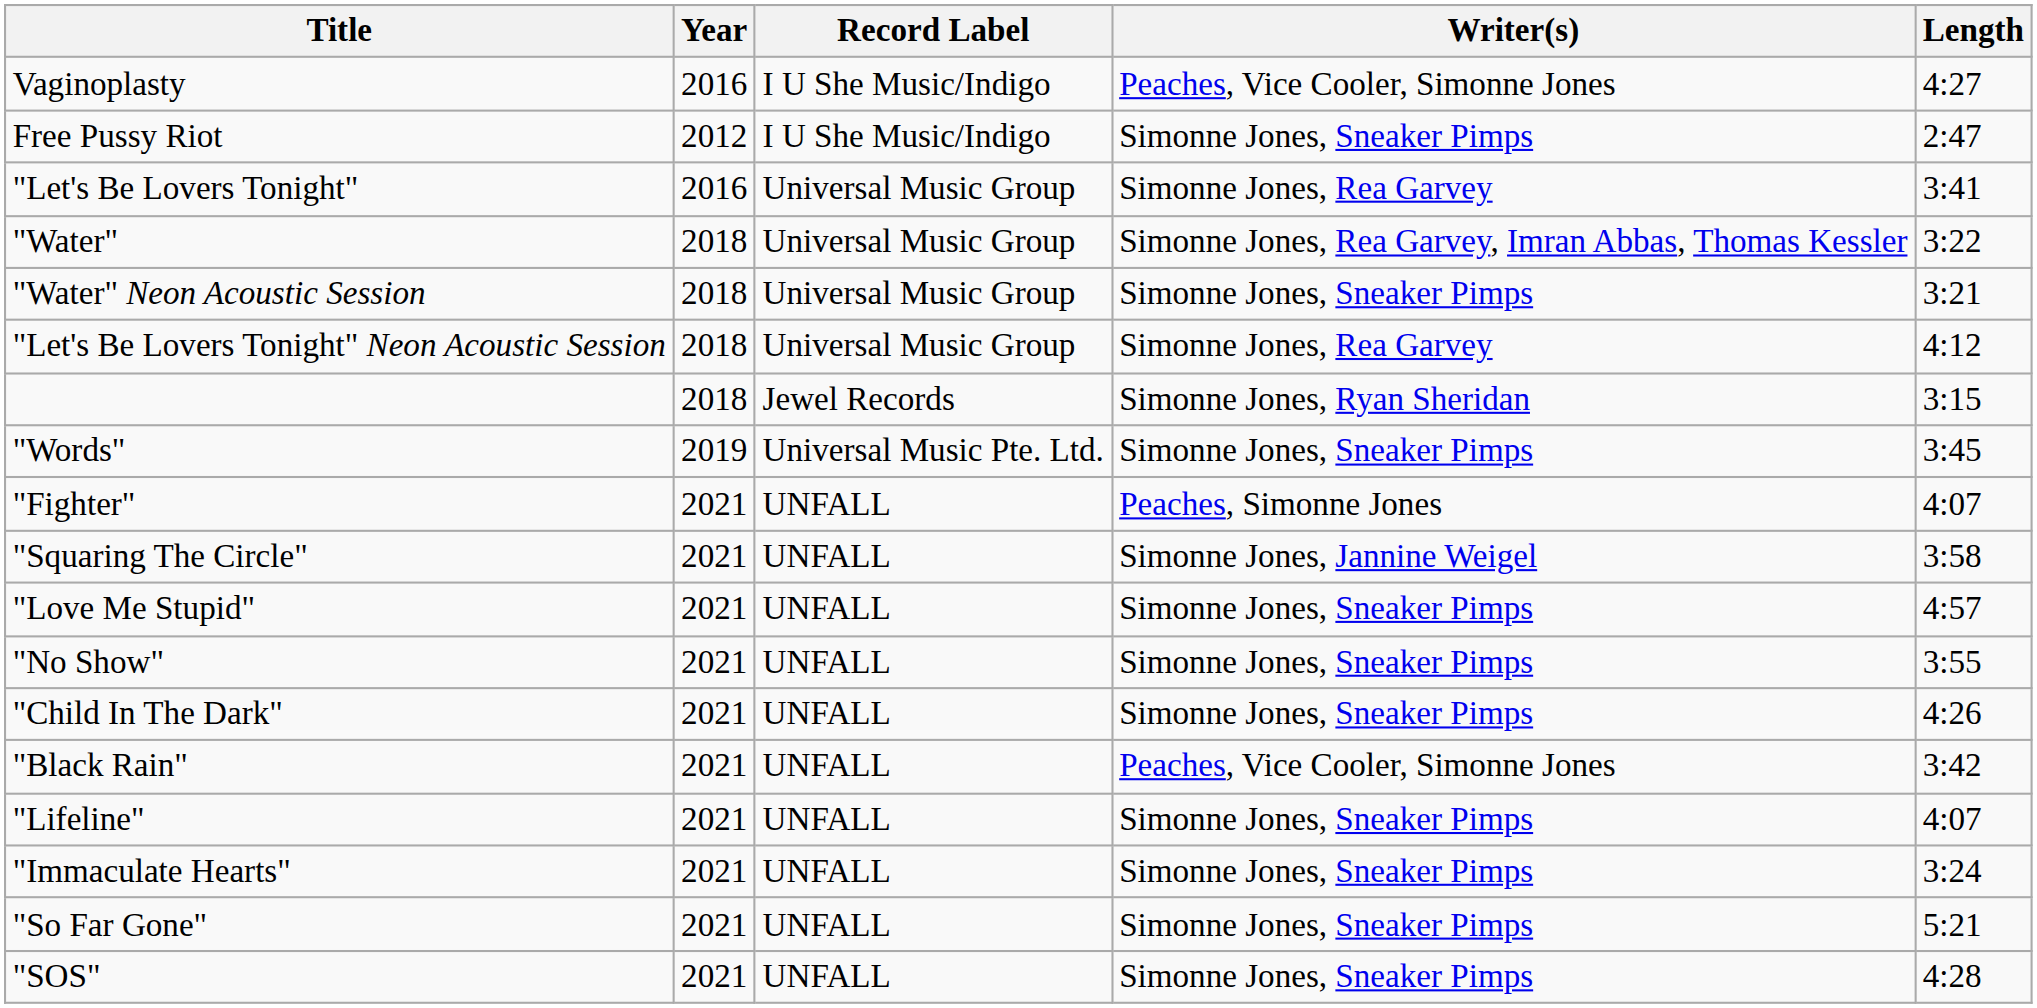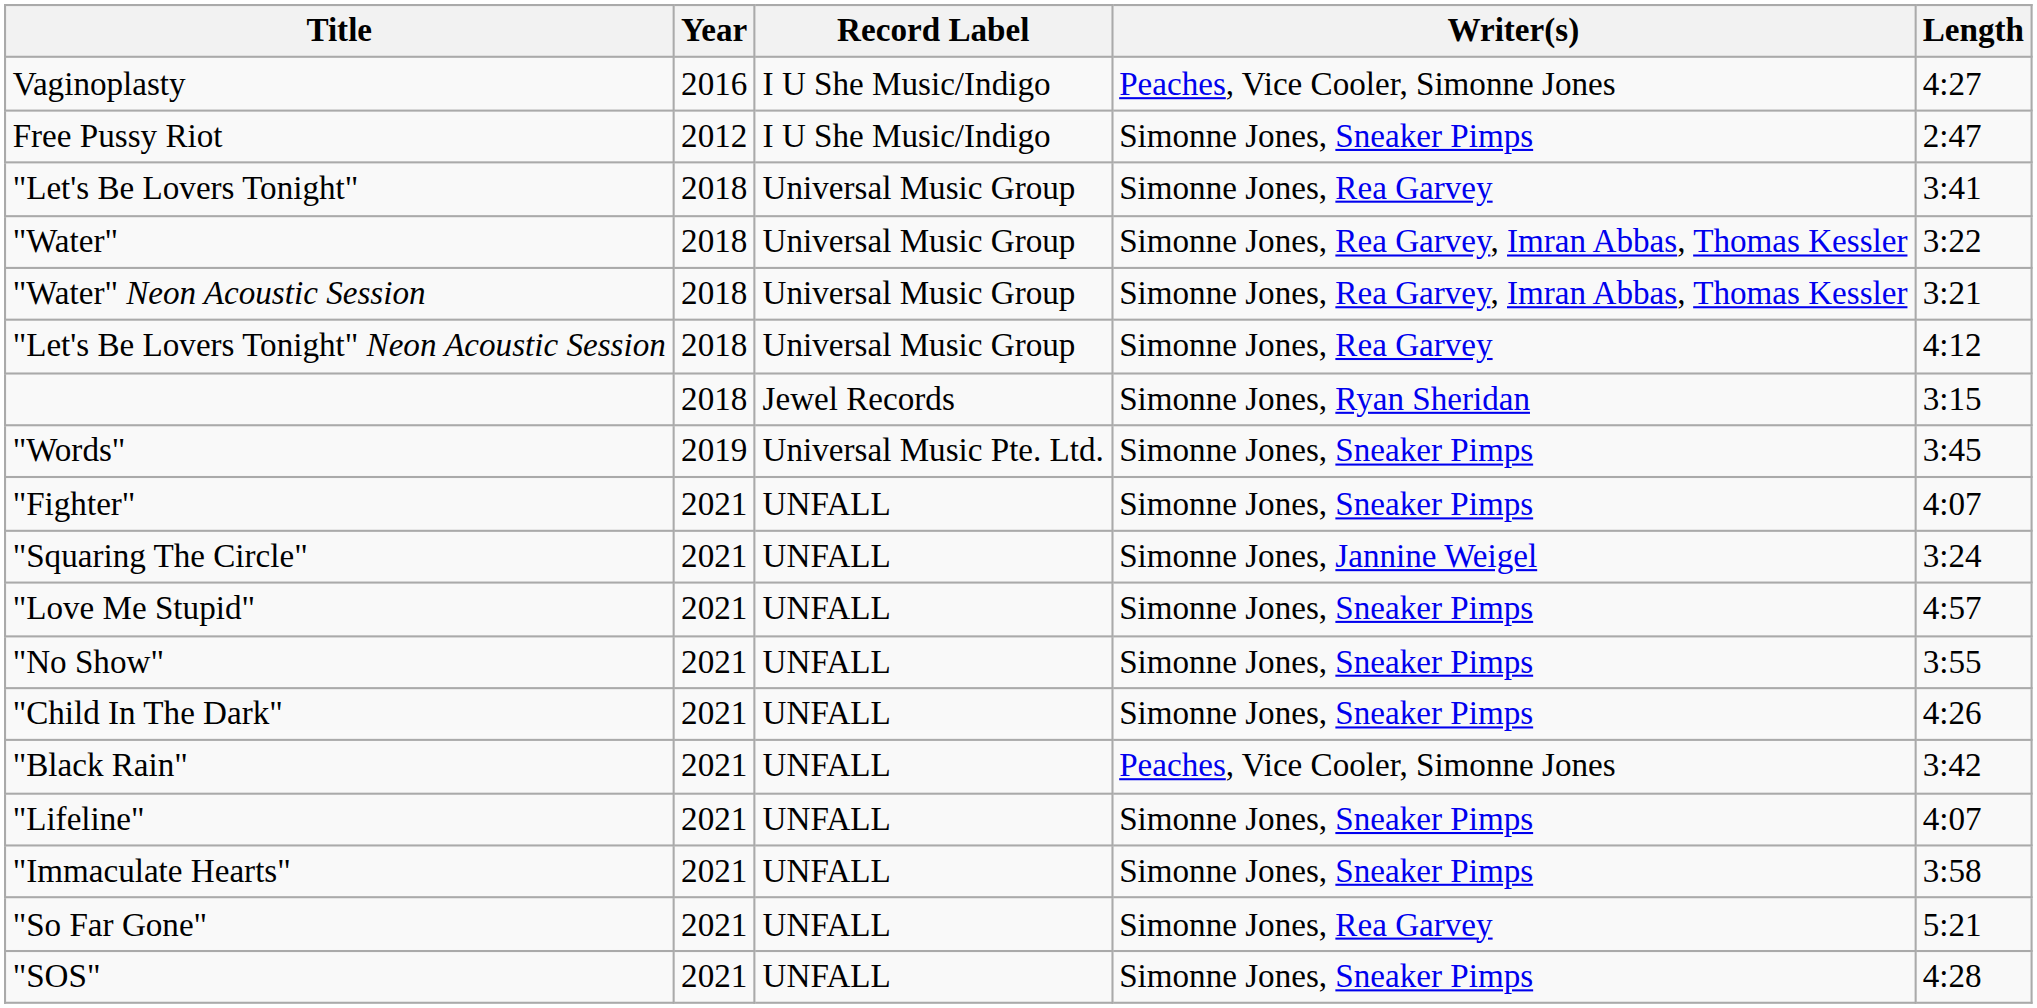(714, 188) 2016 -> (714, 188) 2018
(1326, 293) Simonne Jones, Sneaker Pimps -> (1513, 293) Simonne Jones, Rea Garvey, Imran Abbas, Thomas Kessler
(1281, 503) Peaches, Simonne Jones -> (1326, 503) Simonne Jones, Sneaker Pimps
(1952, 556) 3:58 -> (1952, 556) 3:24
(1952, 871) 3:24 -> (1952, 871) 3:58
(1326, 923) Simonne Jones, Sneaker Pimps -> (1306, 923) Simonne Jones, Rea Garvey
